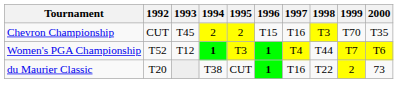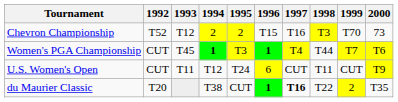(158, 32) CUT -> (158, 32) T52
(185, 32) T45 -> (185, 32) T12
(379, 32) T35 -> (379, 32) 73
(158, 51) T52 -> (158, 51) CUT
(185, 51) T12 -> (185, 51) T45
+ row: (52, 69)
(296, 69) normal -> (296, 88) bold
(379, 69) 73 -> (379, 88) T35
